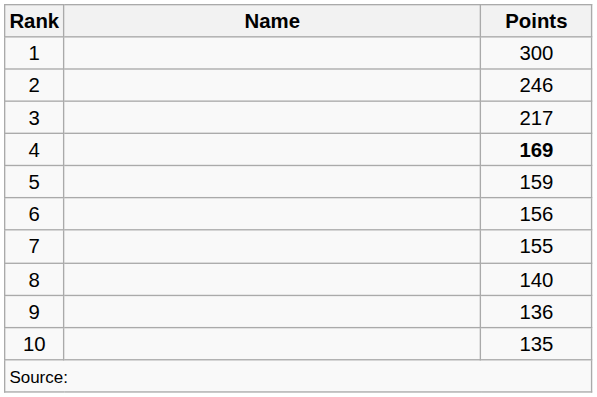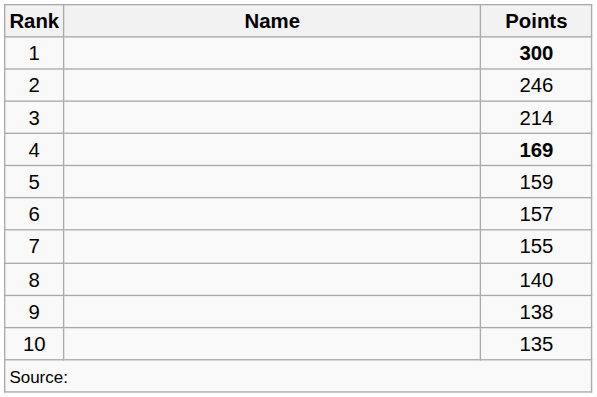(536, 53) normal -> (536, 53) bold
(536, 118) 217 -> (536, 118) 214
(536, 214) 156 -> (536, 214) 157
(536, 311) 136 -> (536, 311) 138
